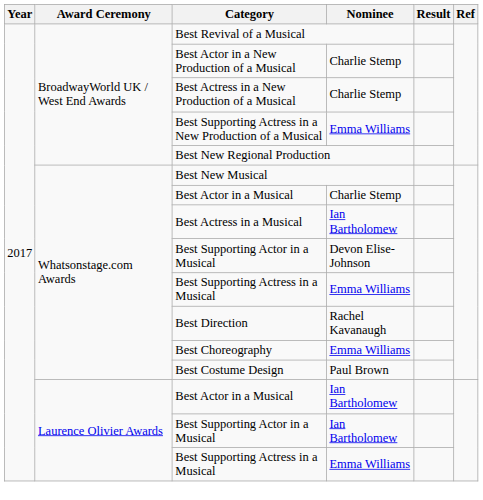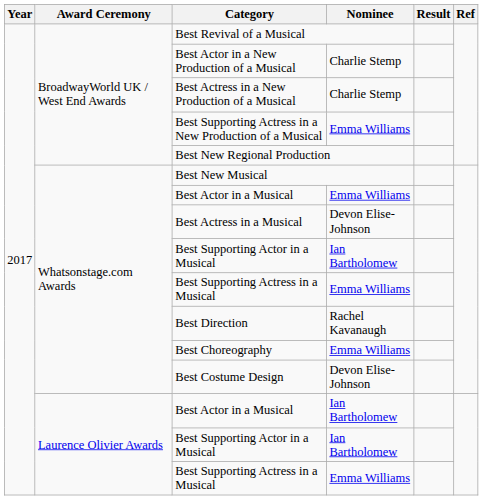(365, 195) Charlie Stemp -> (370, 195) Emma Williams
(363, 221) Ian Bartholomew -> (362, 221) Devon Elise-Johnson
(362, 255) Devon Elise-Johnson -> (363, 255) Ian Bartholomew
(359, 369) Paul Brown -> (362, 376) Devon Elise-Johnson
